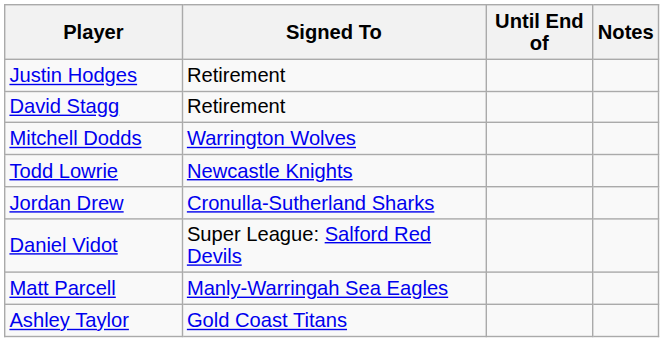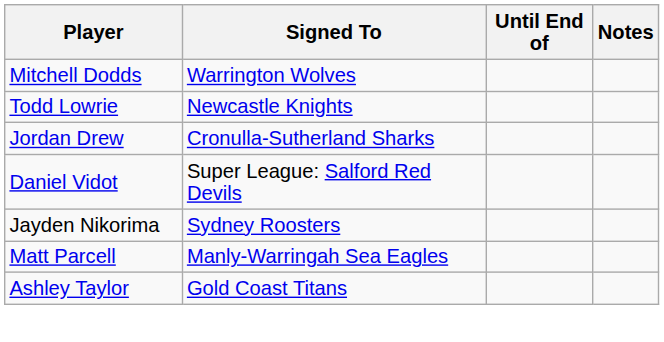- row: (73, 75)
- row: (64, 107)
+ row: (84, 225)
